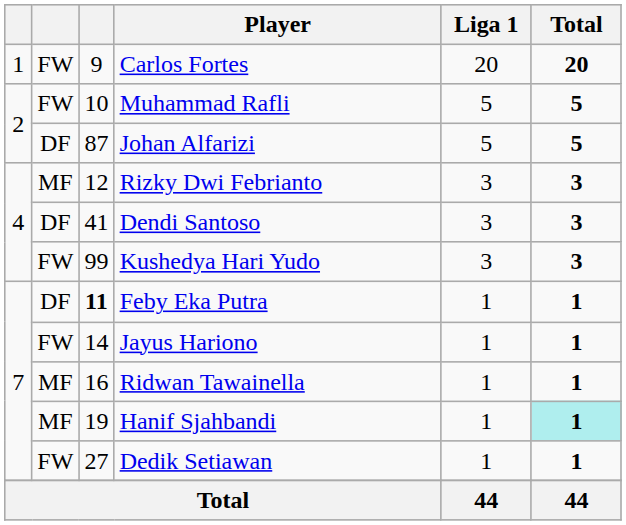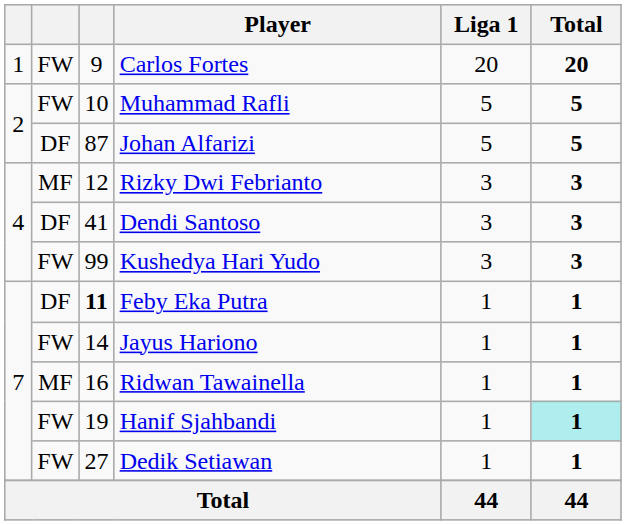(55, 420) MF -> (55, 420) FW
